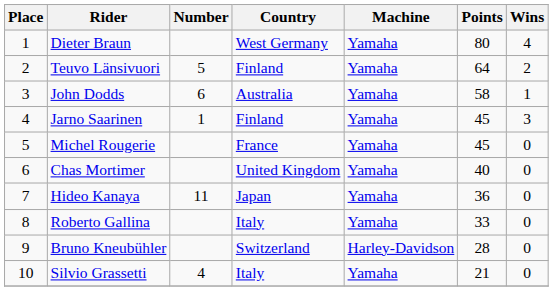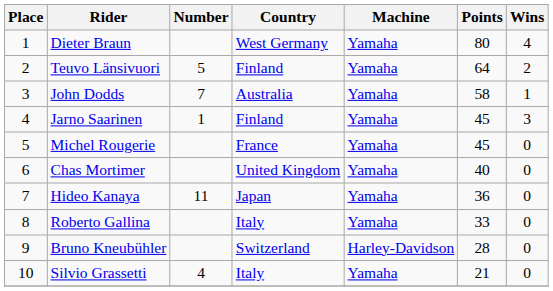(201, 94) 6 -> (201, 94) 7
